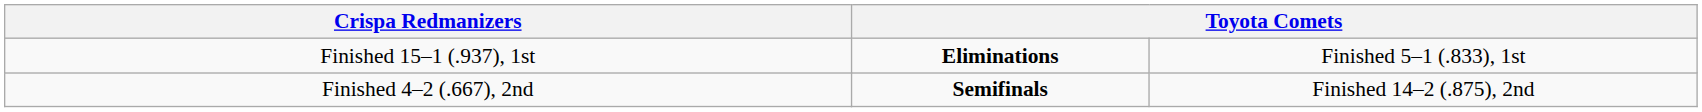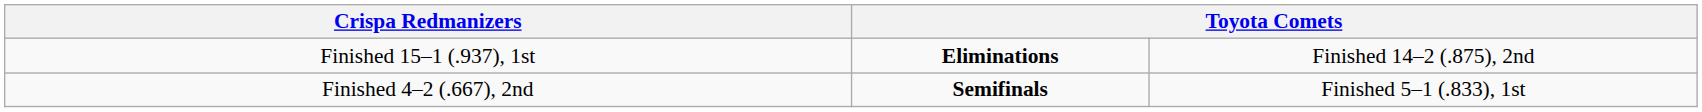(1423, 55) Finished 5–1 (.833), 1st -> (1423, 55) Finished 14–2 (.875), 2nd
(1423, 89) Finished 14–2 (.875), 2nd -> (1423, 89) Finished 5–1 (.833), 1st
